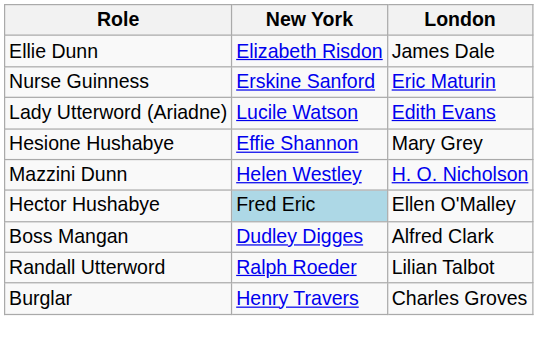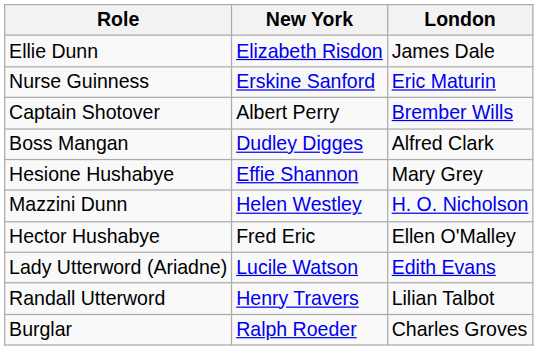+ row: (85, 112)
rows swapped: (118, 112) <-> (69, 236)
(276, 205) lightblue background -> (276, 236) no background
(296, 267) Ralph Roeder -> (297, 298) Henry Travers
(297, 298) Henry Travers -> (296, 329) Ralph Roeder
